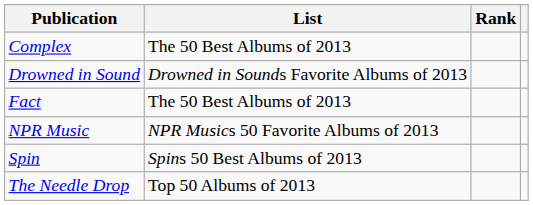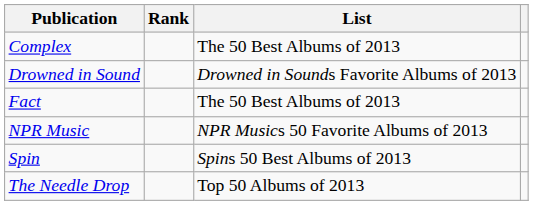columns swapped: (308, 18) <-> (496, 18)
